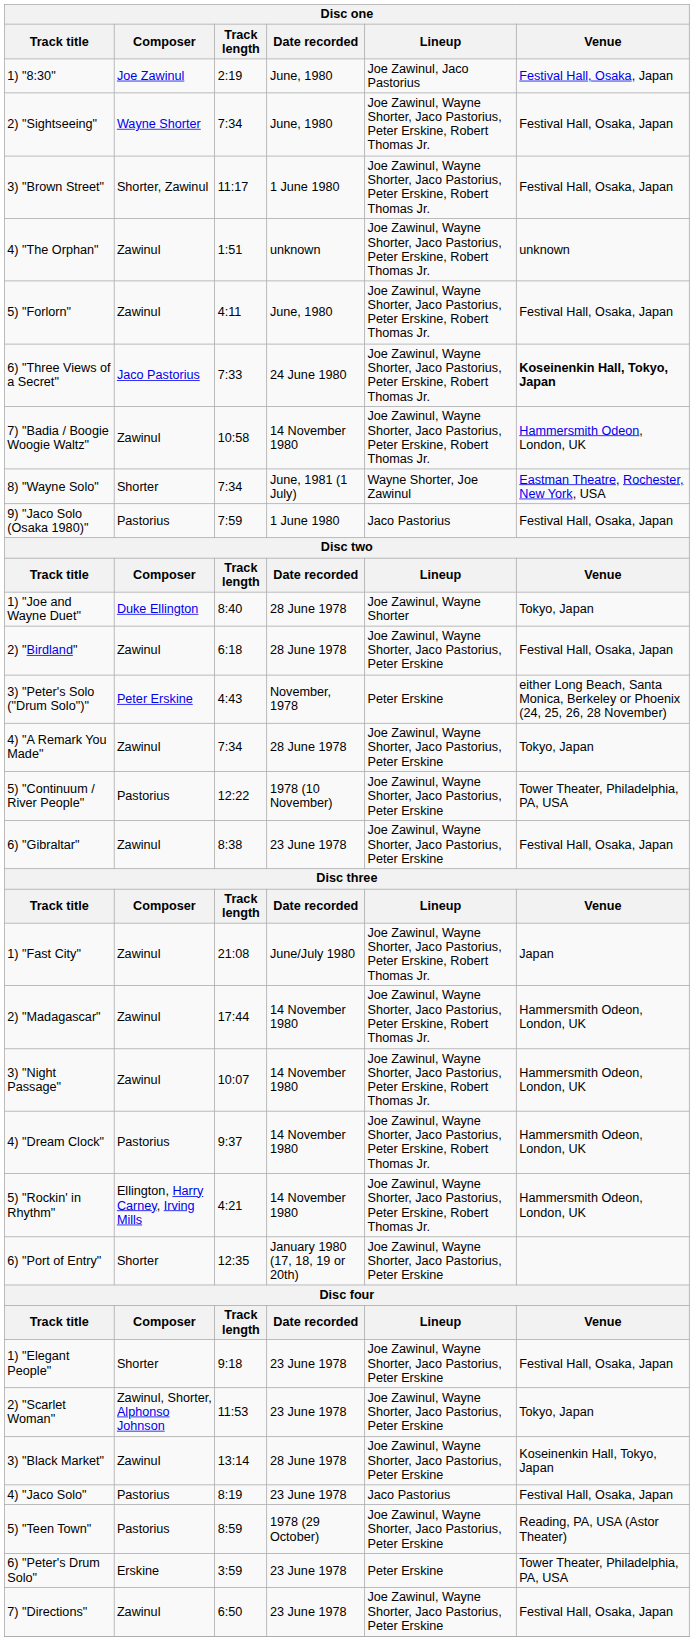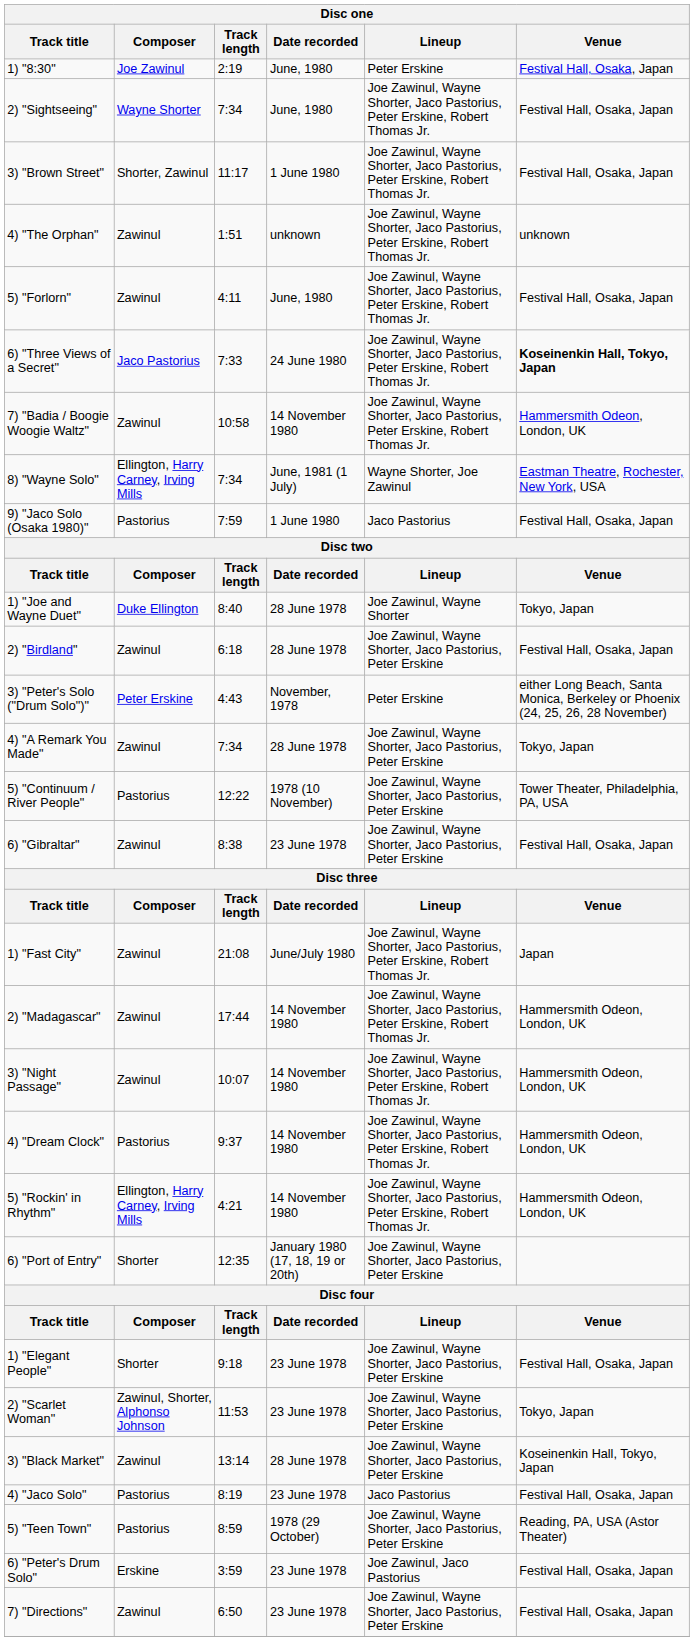(418, 75) Joe Zawinul, Jaco Pastorius -> (405, 68) Peter Erskine
(138, 486) Shorter -> (160, 479) Ellington, Harry Carney, Irving Mills
(405, 1570) Peter Erskine -> (418, 1570) Joe Zawinul, Jaco Pastorius
(599, 1570) Tower Theater, Philadelphia, PA, USA -> (596, 1570) Festival Hall, Osaka, Japan
